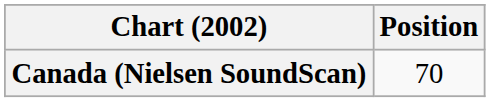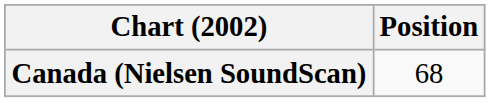(429, 72) 70 -> (429, 72) 68
